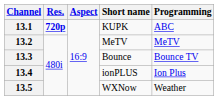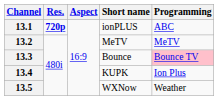(115, 27) KUPK -> (120, 27) ionPLUS
(176, 57) no background -> (176, 57) pink background
(120, 73) ionPLUS -> (115, 73) KUPK
